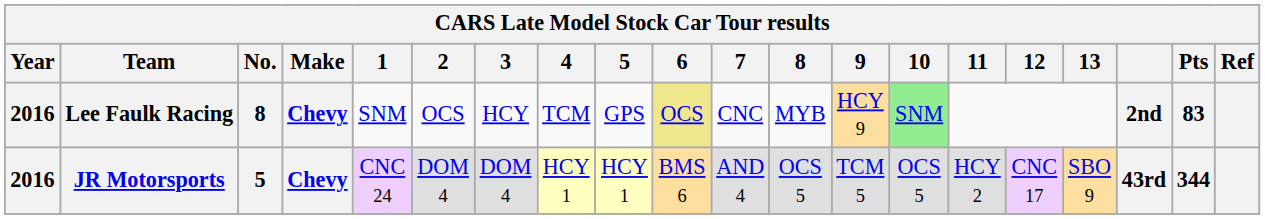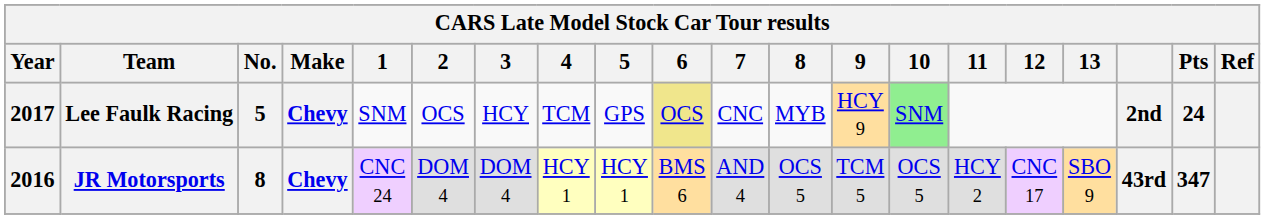(32, 114) 2016 -> (32, 114) 2017
(260, 114) 8 -> (260, 114) 5
(1194, 114) 83 -> (1194, 114) 24
(260, 180) 5 -> (260, 180) 8
(1194, 180) 344 -> (1194, 180) 347
